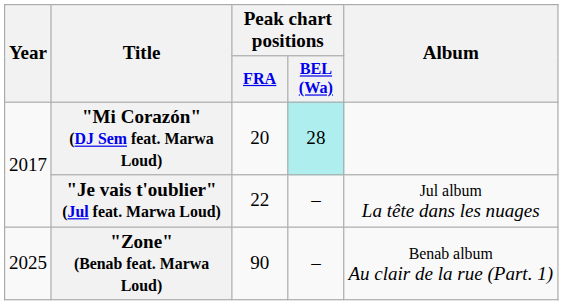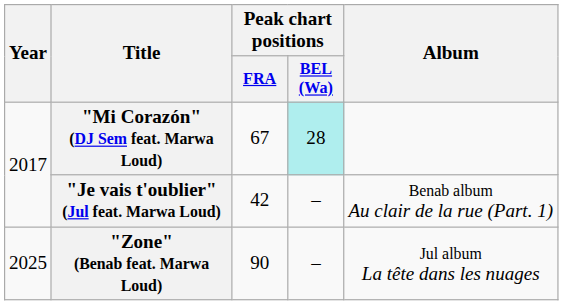(260, 138) 20 -> (260, 138) 67
(260, 200) 22 -> (260, 200) 42
(451, 201) Jul album La tête dans les nuages -> (451, 201) Benab album Au clair de la rue (Part. 1)
(451, 264) Benab album Au clair de la rue (Part. 1) -> (451, 264) Jul album La tête dans les nuages
